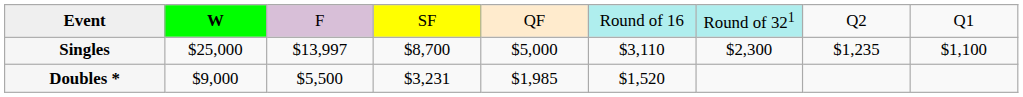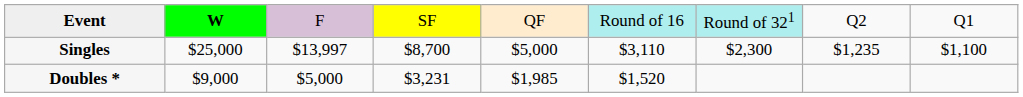(320, 78) $5,500 -> (320, 78) $5,000
